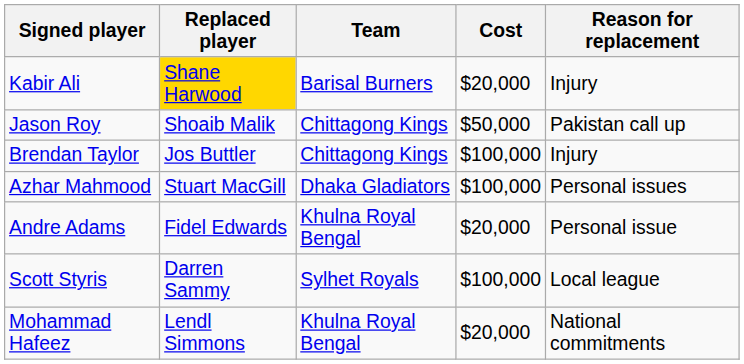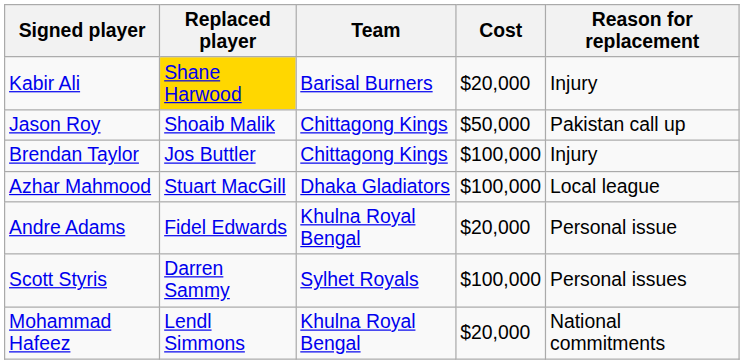(618, 186) Personal issues -> (605, 186) Local league
(605, 280) Local league -> (618, 280) Personal issues
